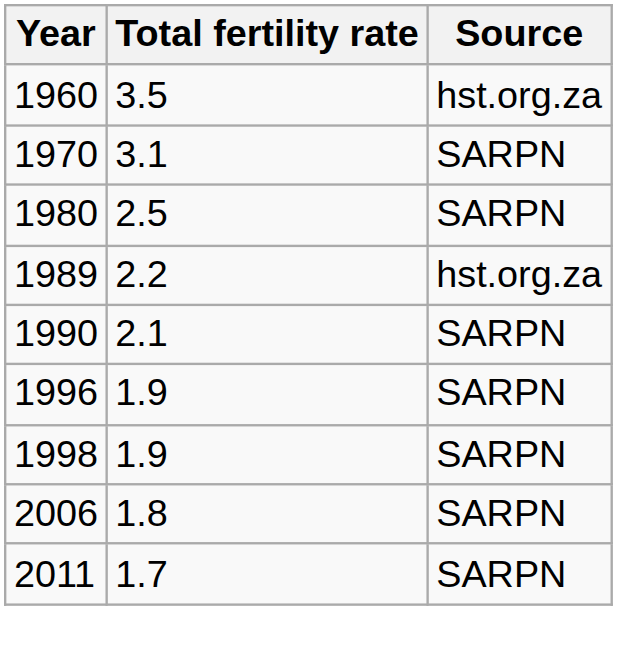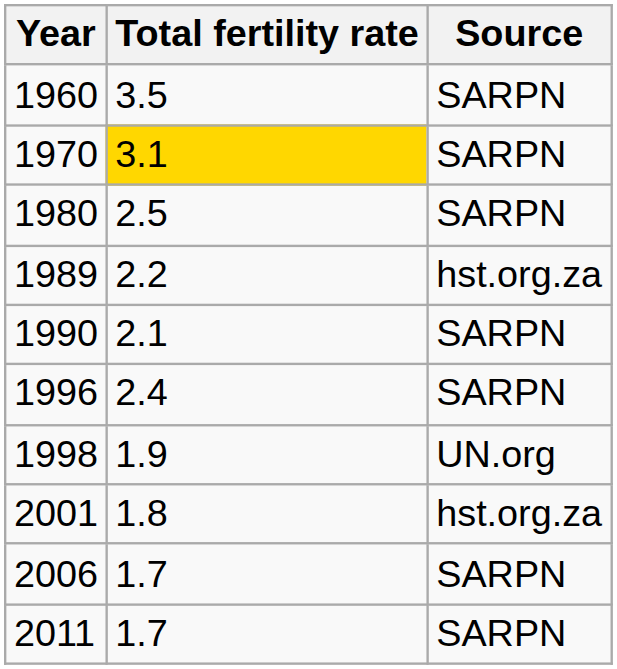(519, 94) hst.org.za -> (501, 94) SARPN
(142, 154) no background -> (142, 154) gold background
(142, 393) 1.9 -> (142, 393) 2.4
(501, 453) SARPN -> (496, 453) UN.org
+ row: (56, 513)
(142, 513) 1.8 -> (142, 573) 1.7
